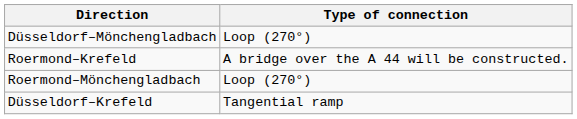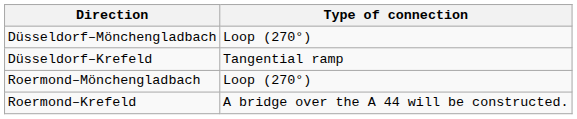rows swapped: (72, 59) <-> (80, 103)
